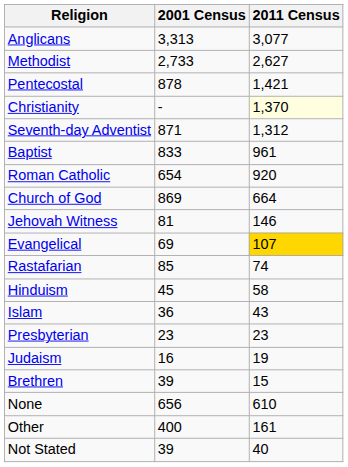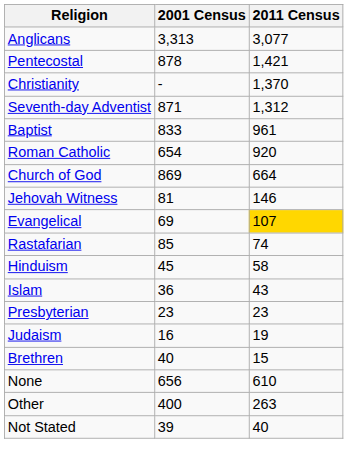- row: (39, 61)
(270, 107) lightyellow background -> (270, 84) no background
(166, 381) 39 -> (166, 358) 40
(264, 426) 161 -> (264, 404) 263
